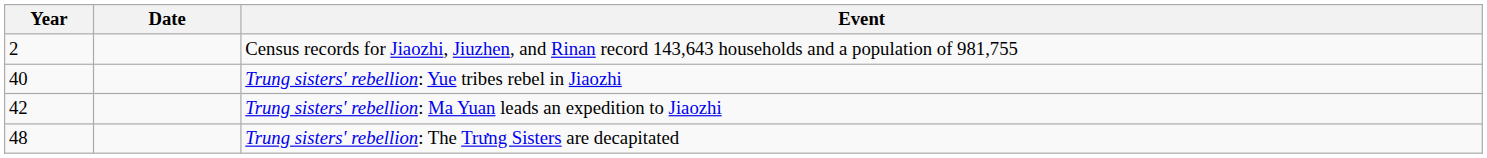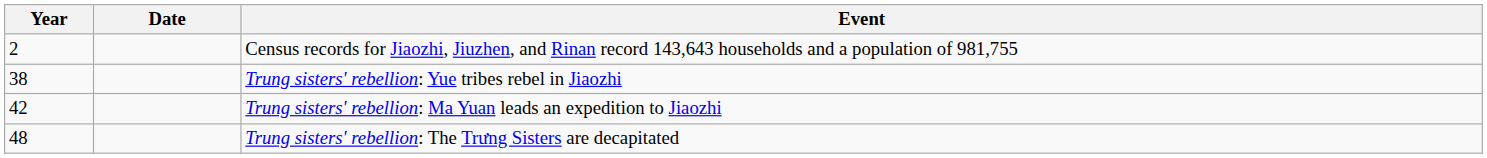(18, 78) 40 -> (18, 78) 38
